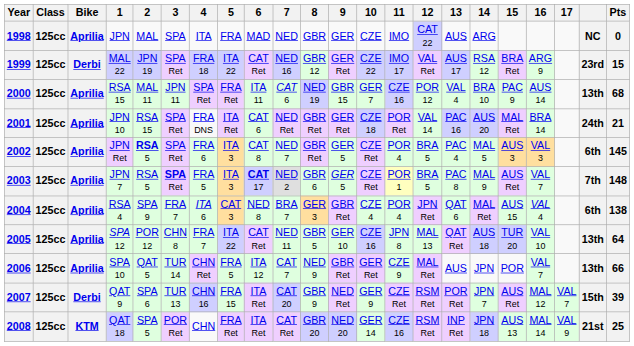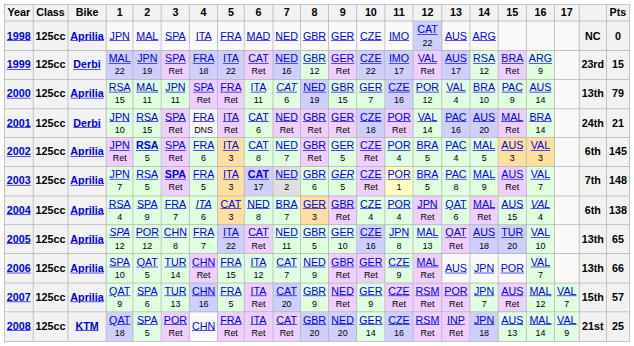(618, 94) 68 -> (618, 94) 79
(87, 123) Aprilia -> (87, 123) Derbi
(618, 239) 64 -> (618, 239) 65
(231, 268) FRA 5 -> (231, 268) FRA 15
(87, 297) Derbi -> (87, 297) Aprilia
(231, 297) FRA 15 -> (231, 297) FRA 5
(618, 297) 39 -> (618, 297) 57
